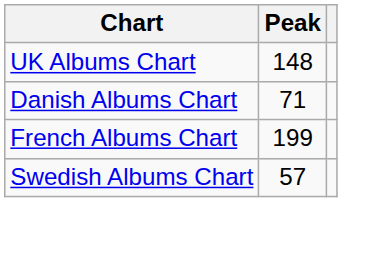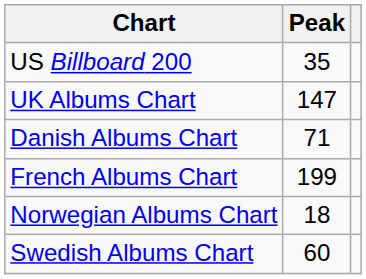+ row: (101, 61)
(293, 61) 148 -> (317, 100) 147
+ row: (144, 215)
(293, 176) 57 -> (317, 253) 60
